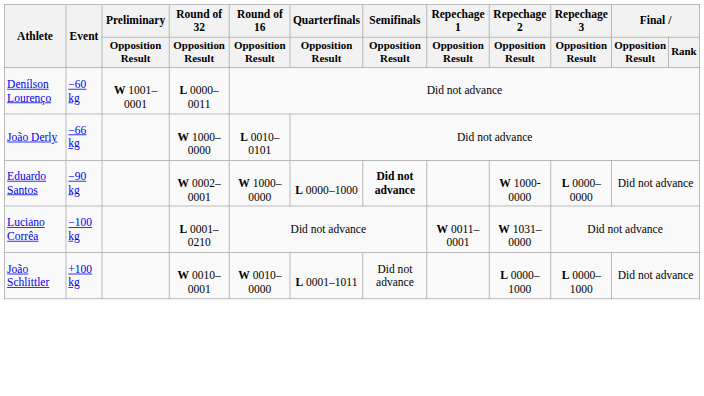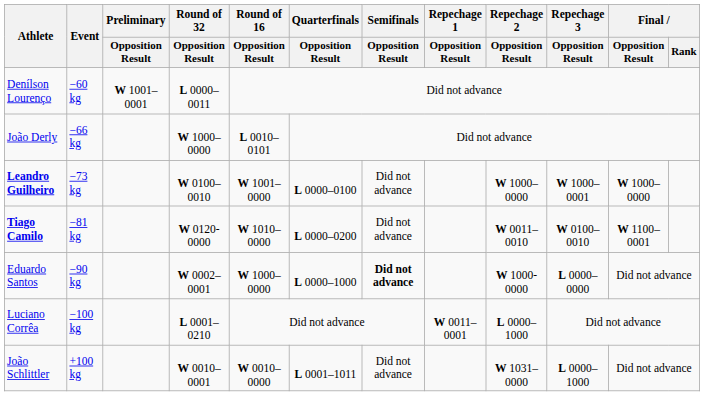+ row: (31, 183)
+ row: (25, 229)
(520, 236) W 1031–0000 -> (517, 329) L 0000–1000
(520, 282) L 0000–1000 -> (517, 375) W 1031–0000
